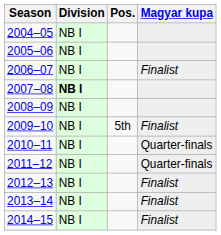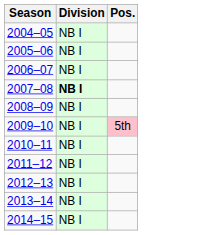- column: (177, 13)
(123, 126) no background -> (123, 126) pink background
